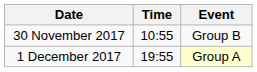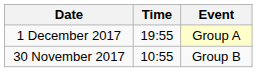rows swapped: (69, 35) <-> (69, 56)
